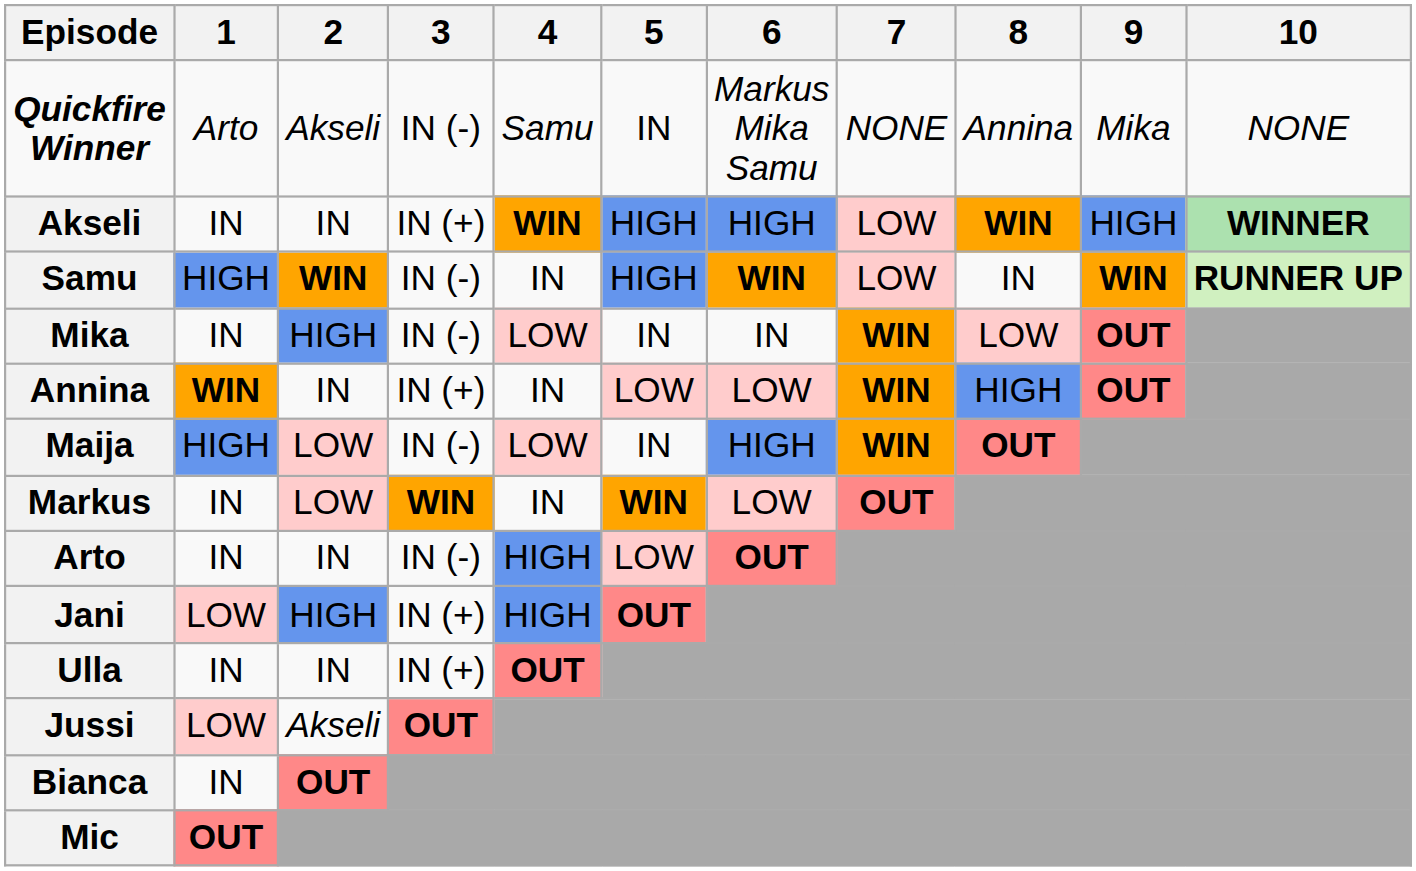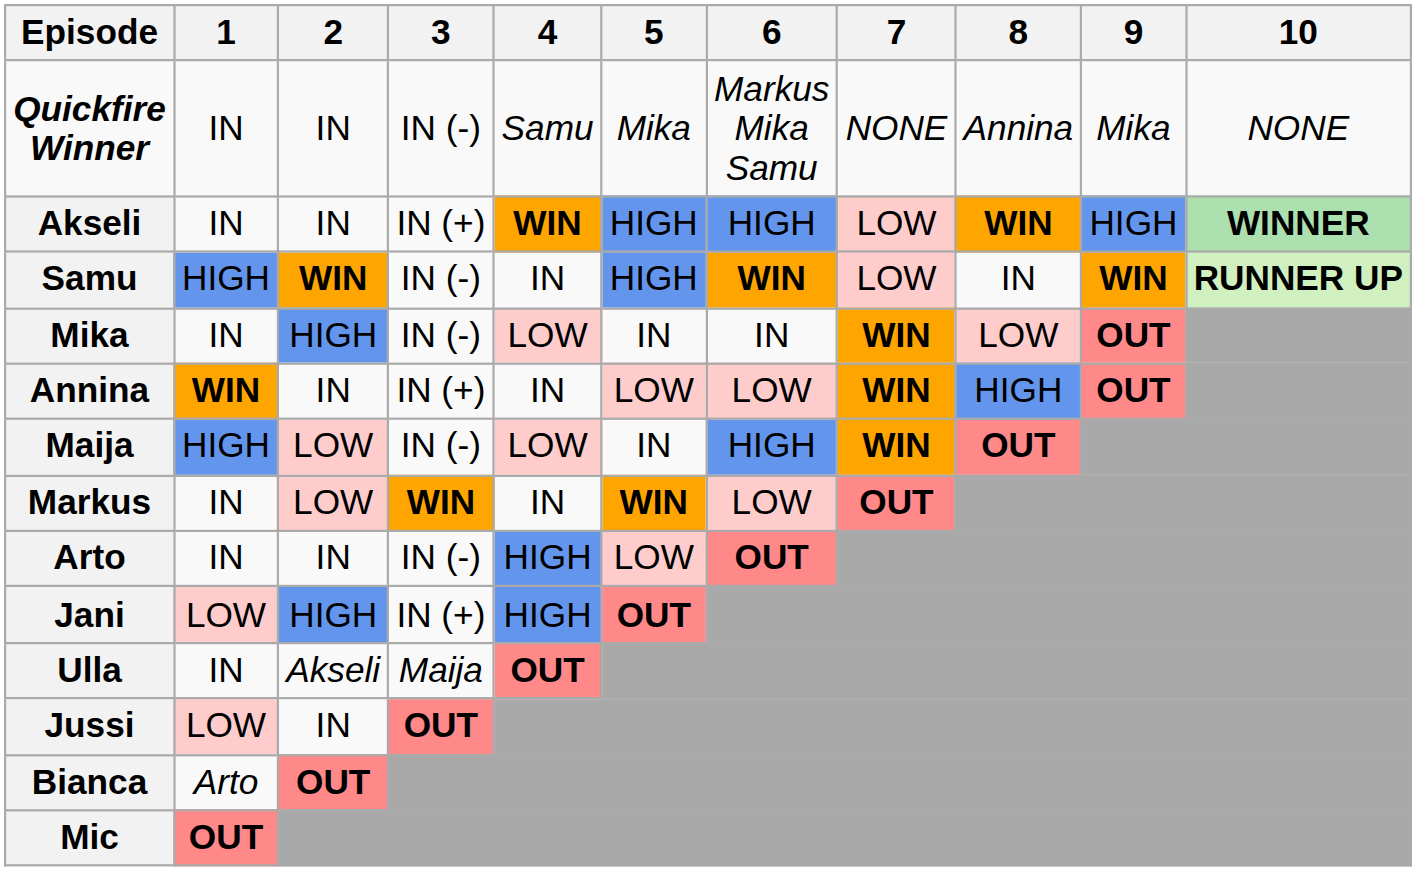(226, 127) Arto -> (226, 127) IN
(333, 127) Akseli -> (333, 127) IN
(654, 127) IN -> (654, 127) Mika
(333, 669) IN -> (333, 669) Akseli
(441, 669) IN (+) -> (441, 669) Maija
(333, 725) Akseli -> (333, 725) IN
(226, 781) IN -> (226, 781) Arto
